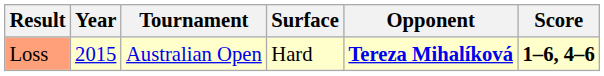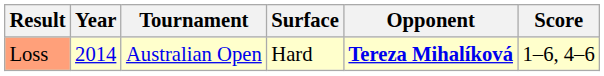(96, 53) 2015 -> (96, 53) 2014
(559, 53) bold -> (559, 53) normal
